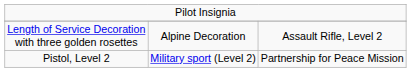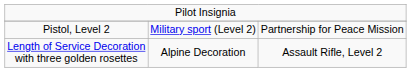rows swapped: (76, 36) <-> (76, 59)
